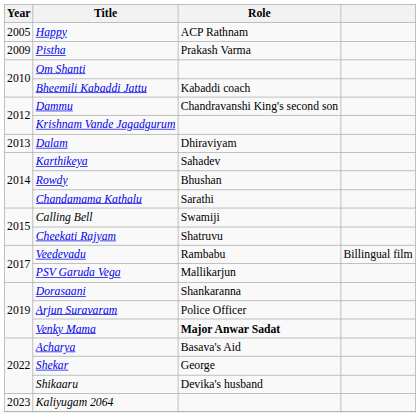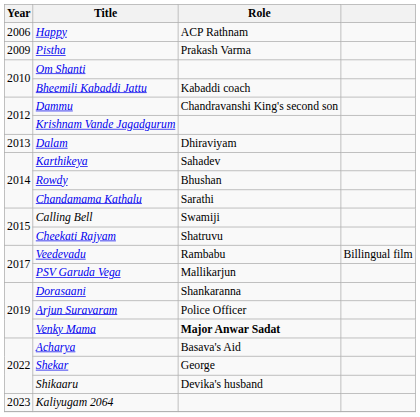(19, 32) 2005 -> (19, 32) 2006
